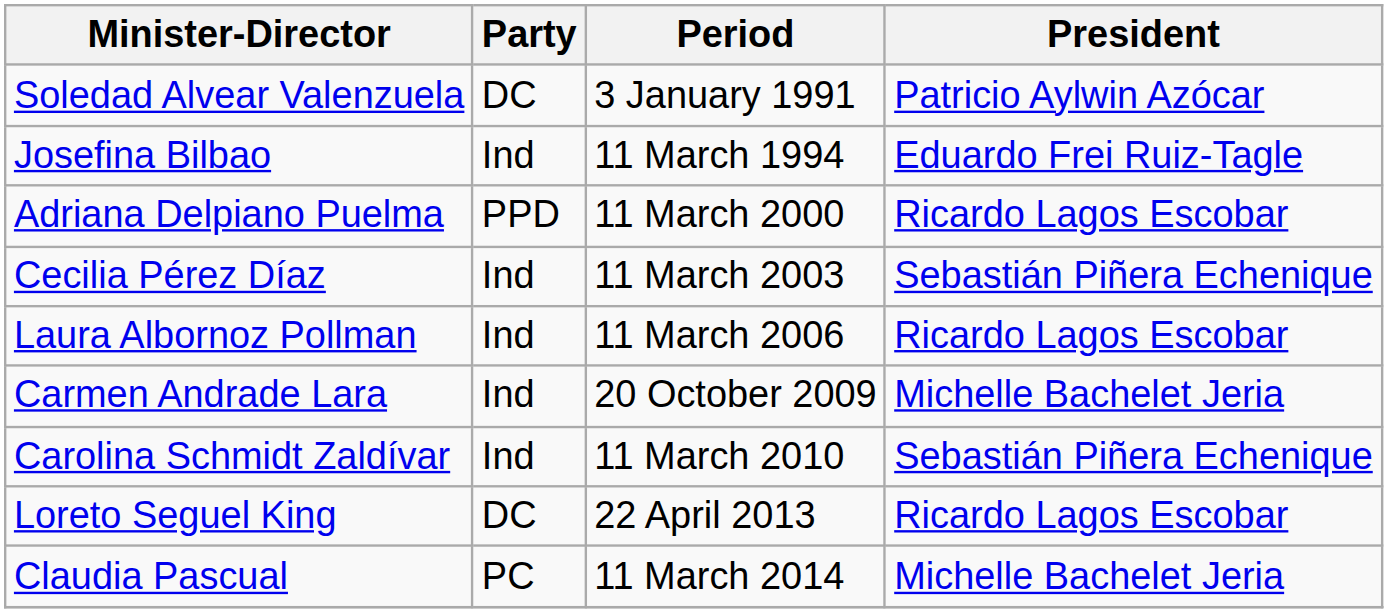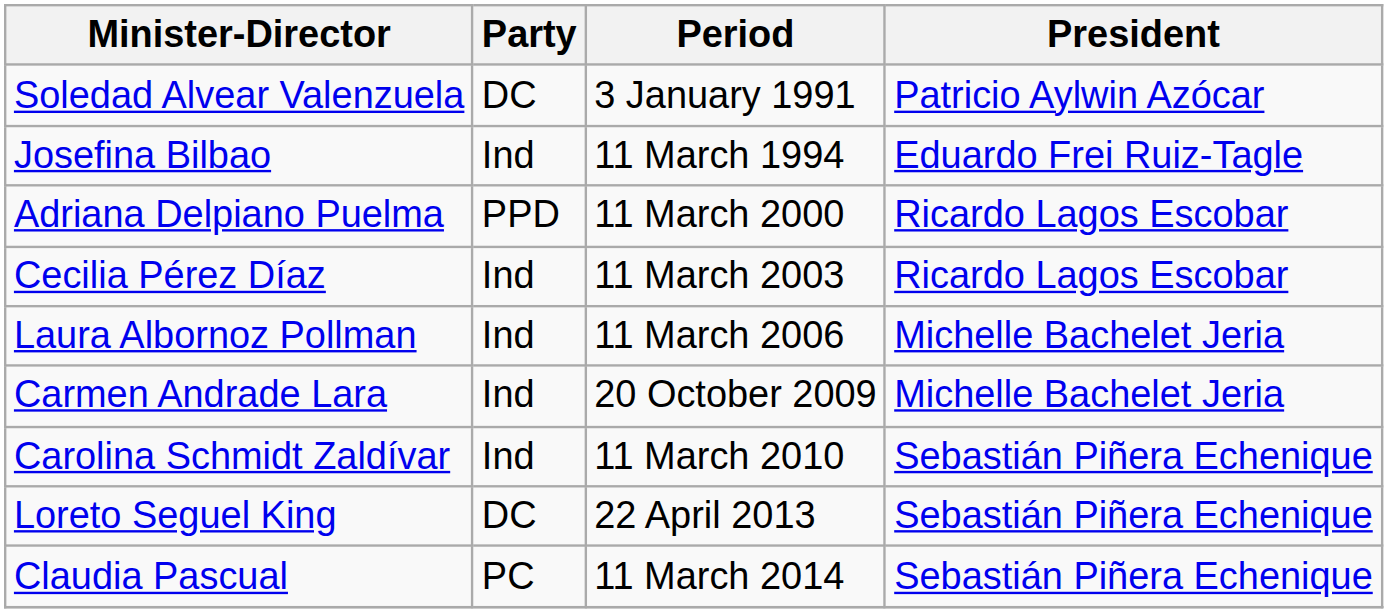(1133, 275) Sebastián Piñera Echenique -> (1091, 275) Ricardo Lagos Escobar
(1091, 335) Ricardo Lagos Escobar -> (1089, 335) Michelle Bachelet Jeria
(1091, 515) Ricardo Lagos Escobar -> (1133, 515) Sebastián Piñera Echenique
(1089, 575) Michelle Bachelet Jeria -> (1133, 575) Sebastián Piñera Echenique
